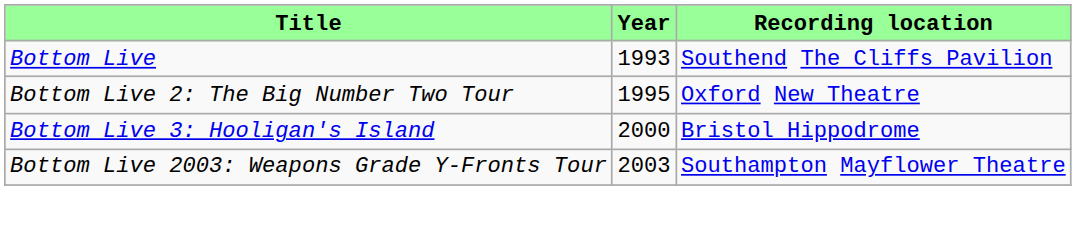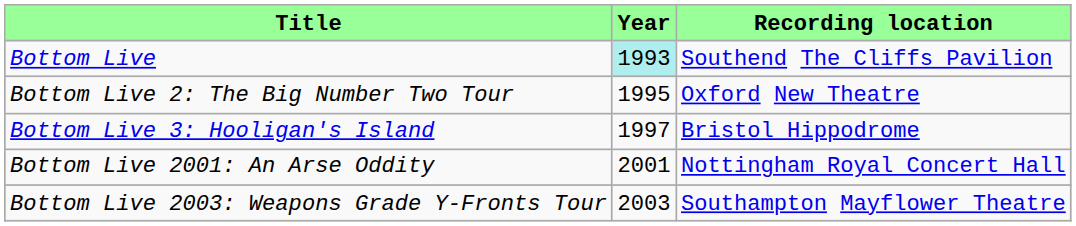(644, 59) no background -> (644, 59) paleturquoise background
(644, 131) 2000 -> (644, 131) 1997
+ row: (222, 167)
